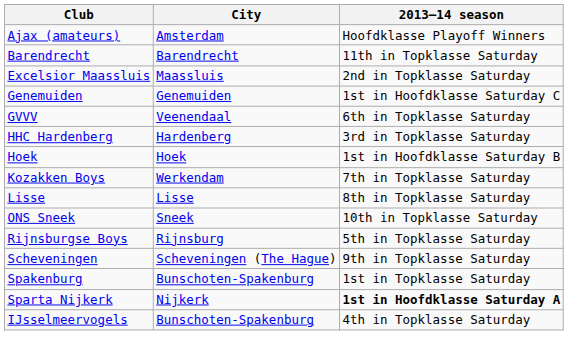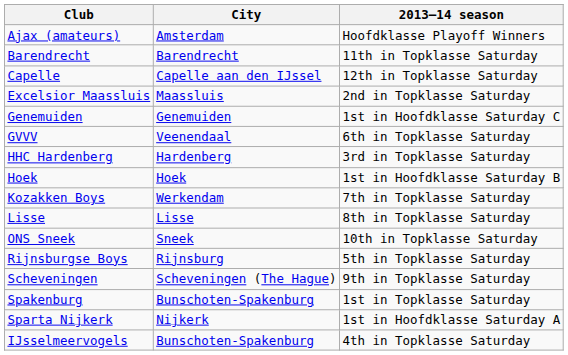+ row: (34, 76)
(451, 299) bold -> (451, 320) normal
